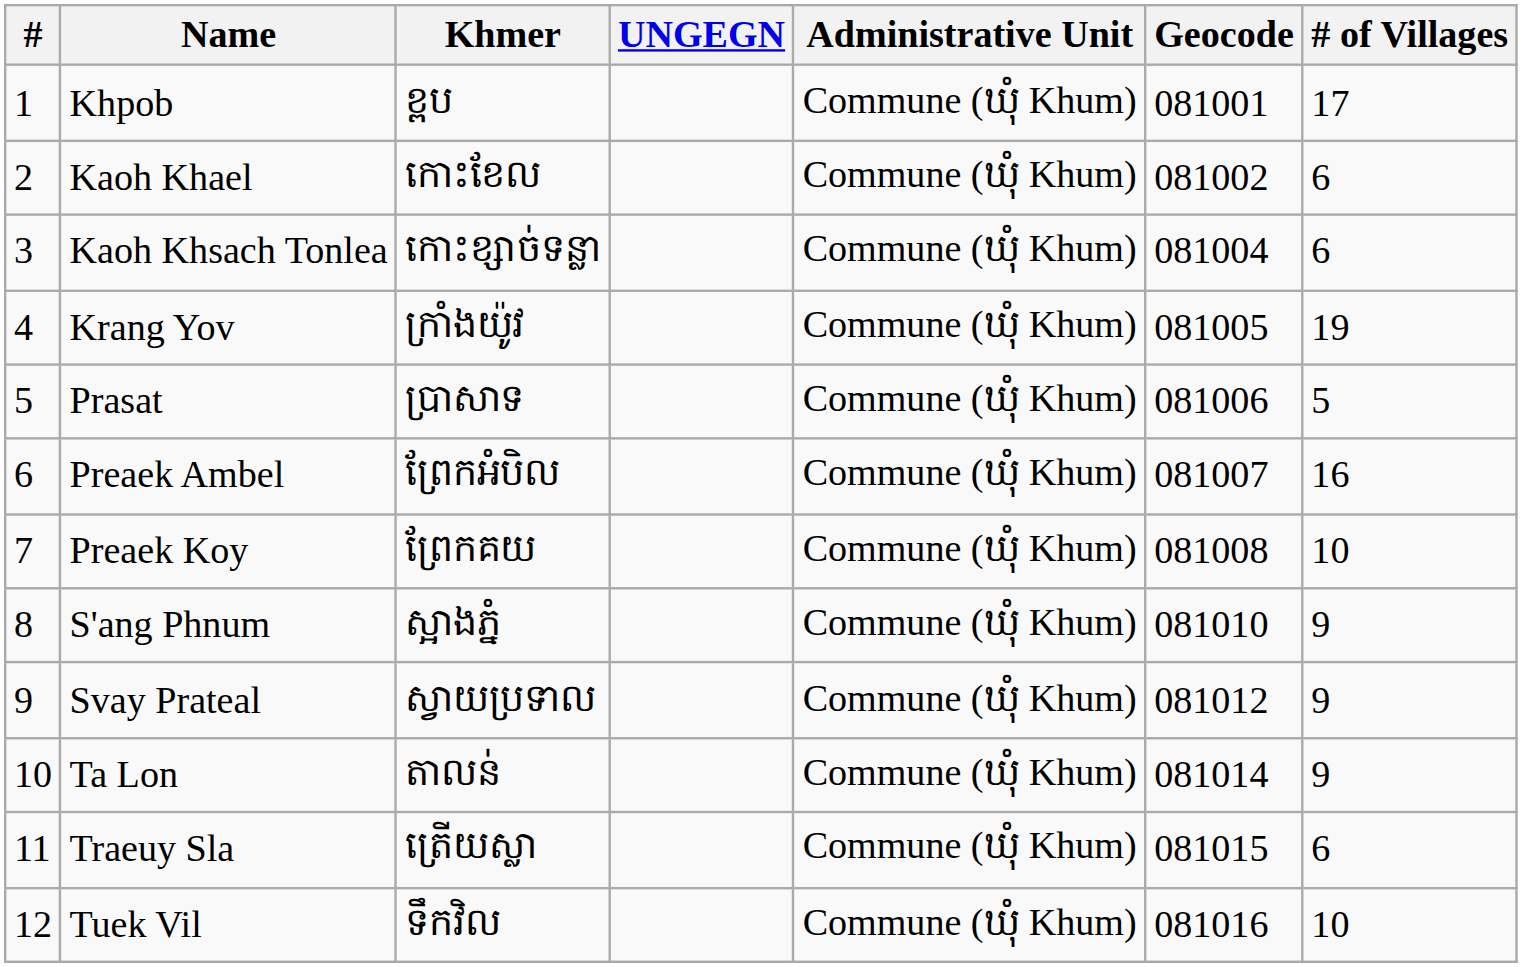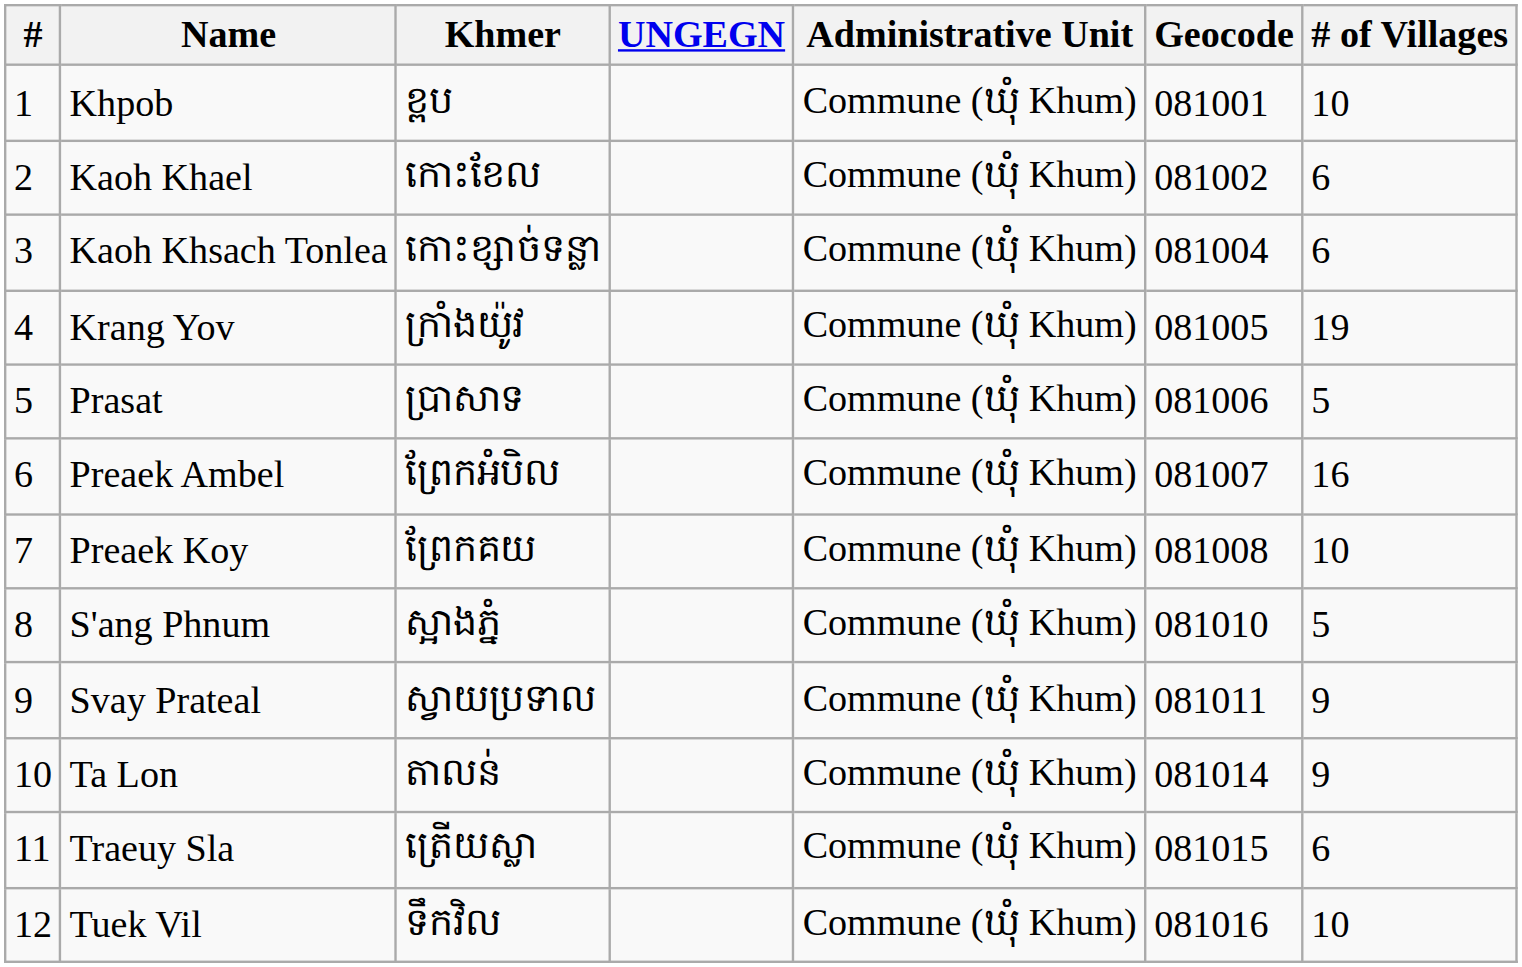(1330, 102) 17 -> (1330, 102) 10
(1321, 624) 9 -> (1321, 624) 5
(1211, 699) 081012 -> (1211, 699) 081011
